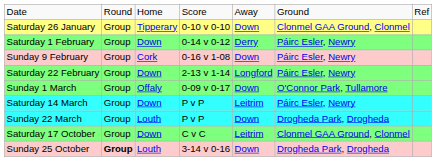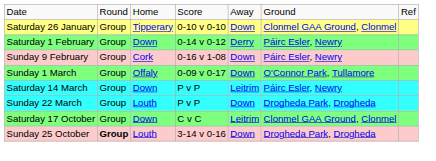- row: (53, 73)
